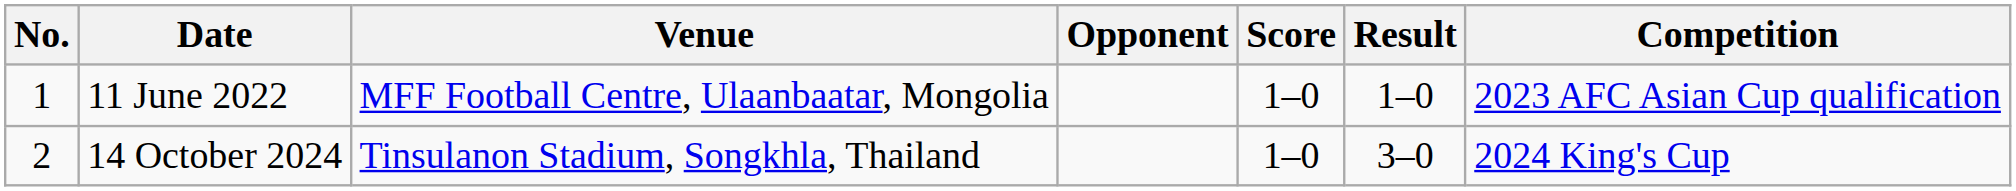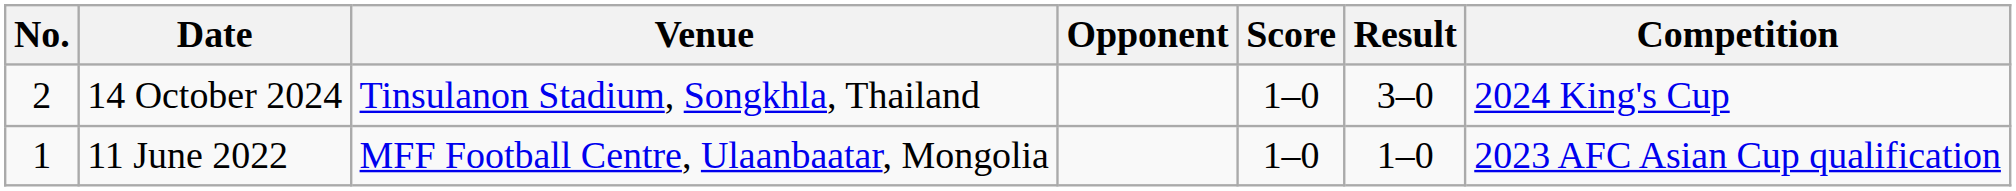rows swapped: (188, 94) <-> (215, 154)
